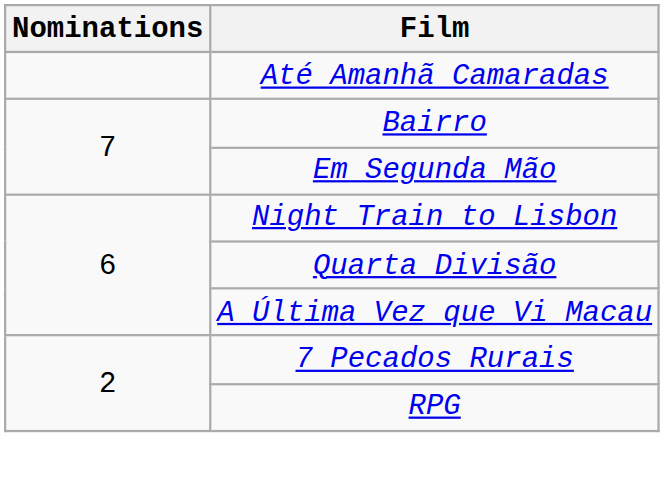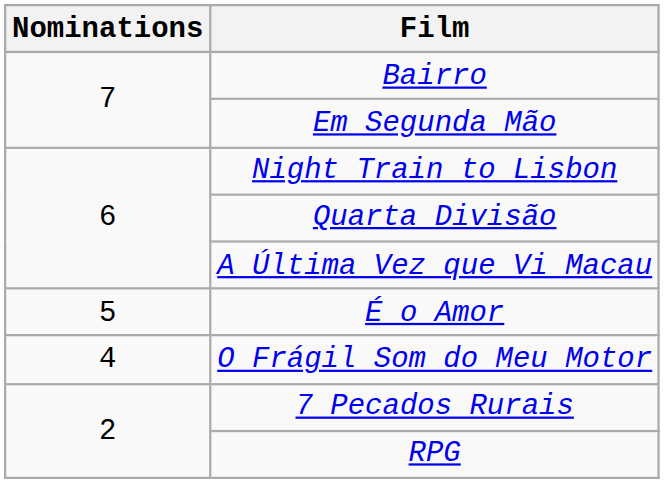- row: (435, 76)
+ row: (435, 312)
+ row: (435, 359)
